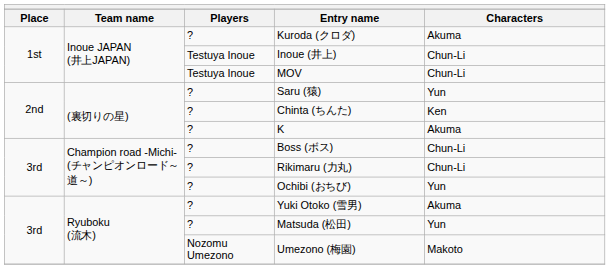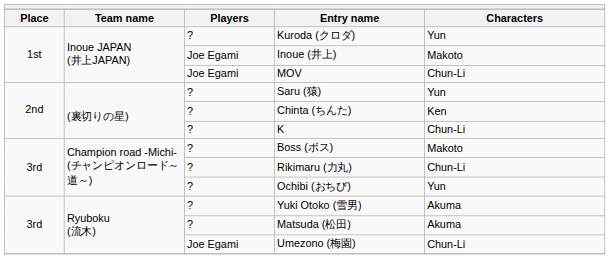(444, 36) Akuma -> (437, 36) Yun
(221, 55) Testuya Inoue -> (213, 55) Joe Egami
(446, 55) Chun-Li -> (445, 55) Makoto
(221, 73) Testuya Inoue -> (213, 73) Joe Egami
(444, 129) Akuma -> (446, 129) Chun-Li
(446, 148) Chun-Li -> (445, 148) Makoto
(437, 225) Yun -> (444, 225) Akuma
(210, 249) Nozomu Umezono -> (213, 244) Joe Egami
(445, 249) Makoto -> (446, 244) Chun-Li
